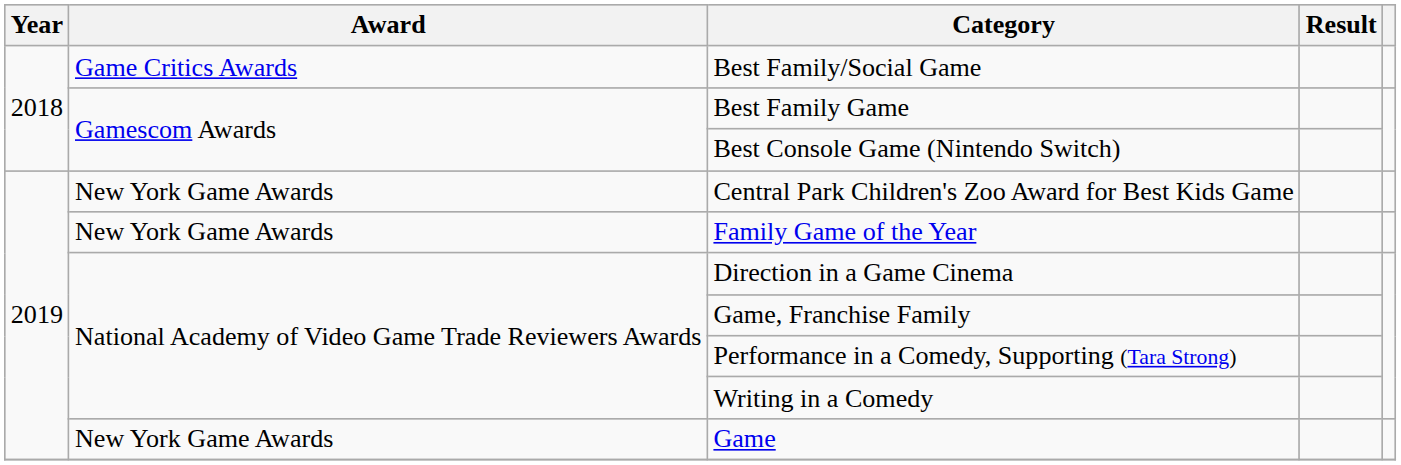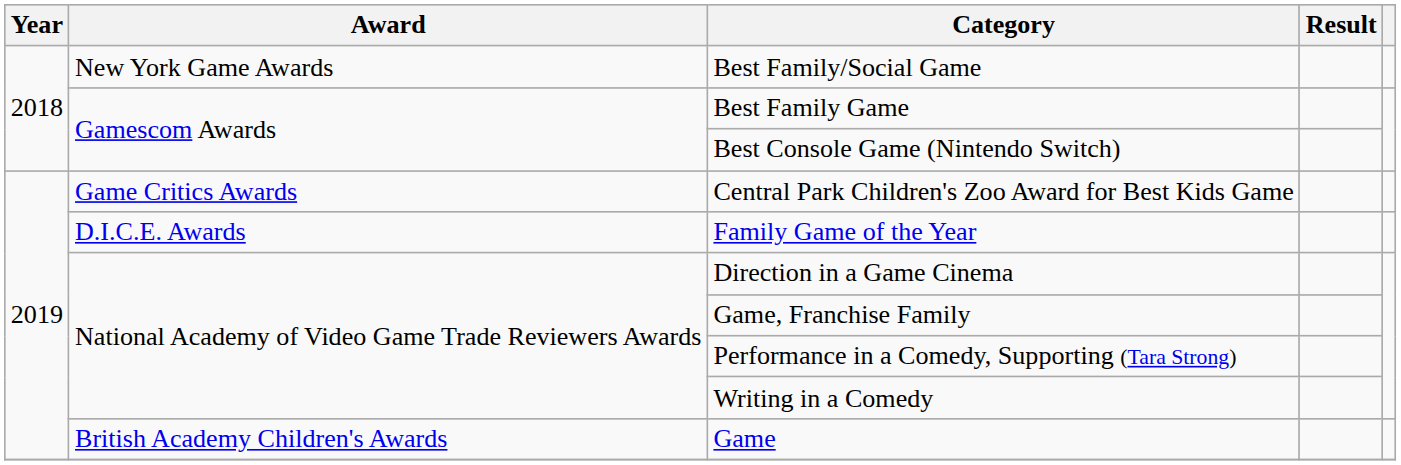(186, 66) Game Critics Awards -> (204, 66) New York Game Awards
(204, 190) New York Game Awards -> (186, 190) Game Critics Awards
(204, 231) New York Game Awards -> (160, 231) D.I.C.E. Awards
(204, 438) New York Game Awards -> (261, 438) British Academy Children's Awards
